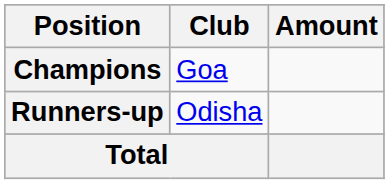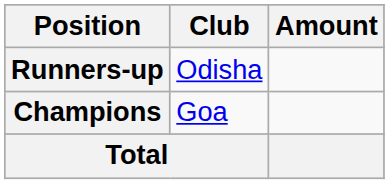rows swapped: (87, 69) <-> (87, 112)
